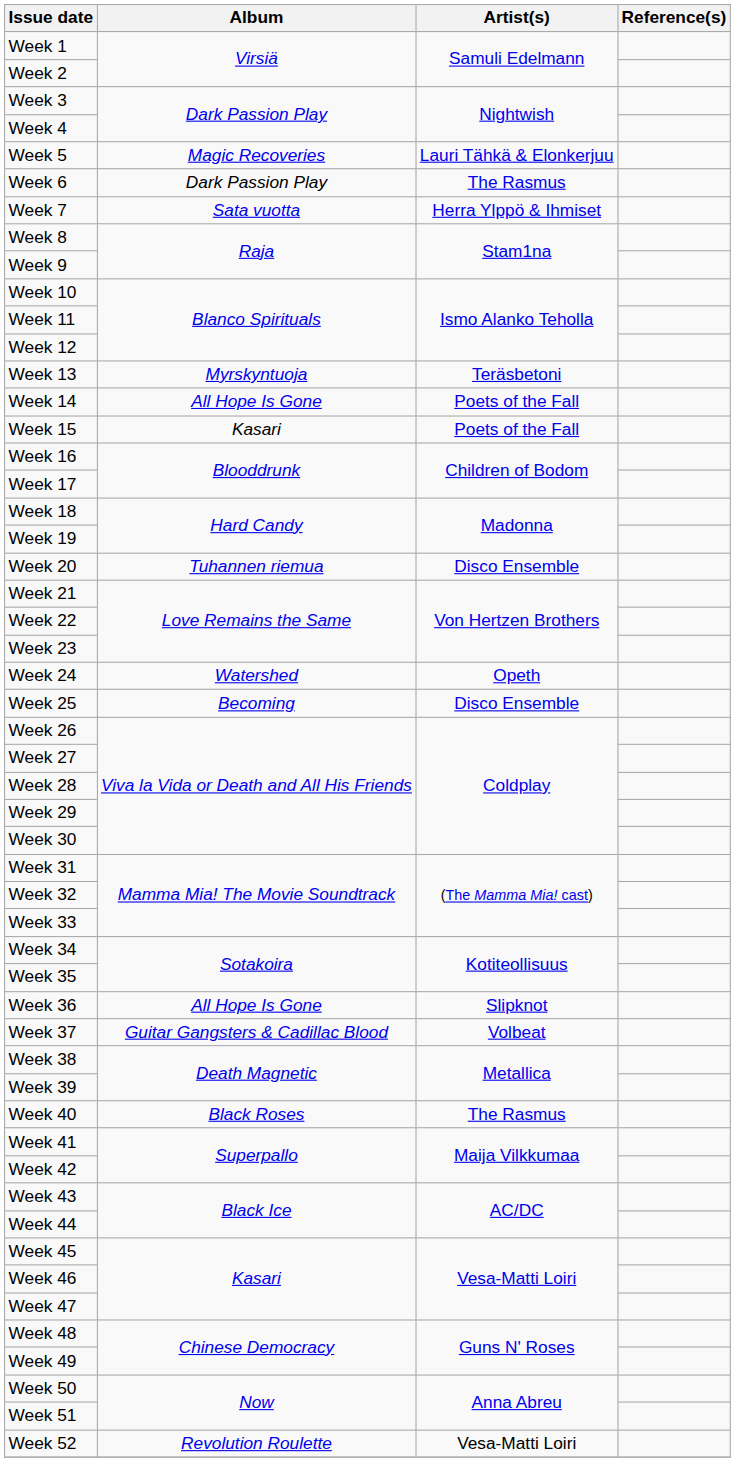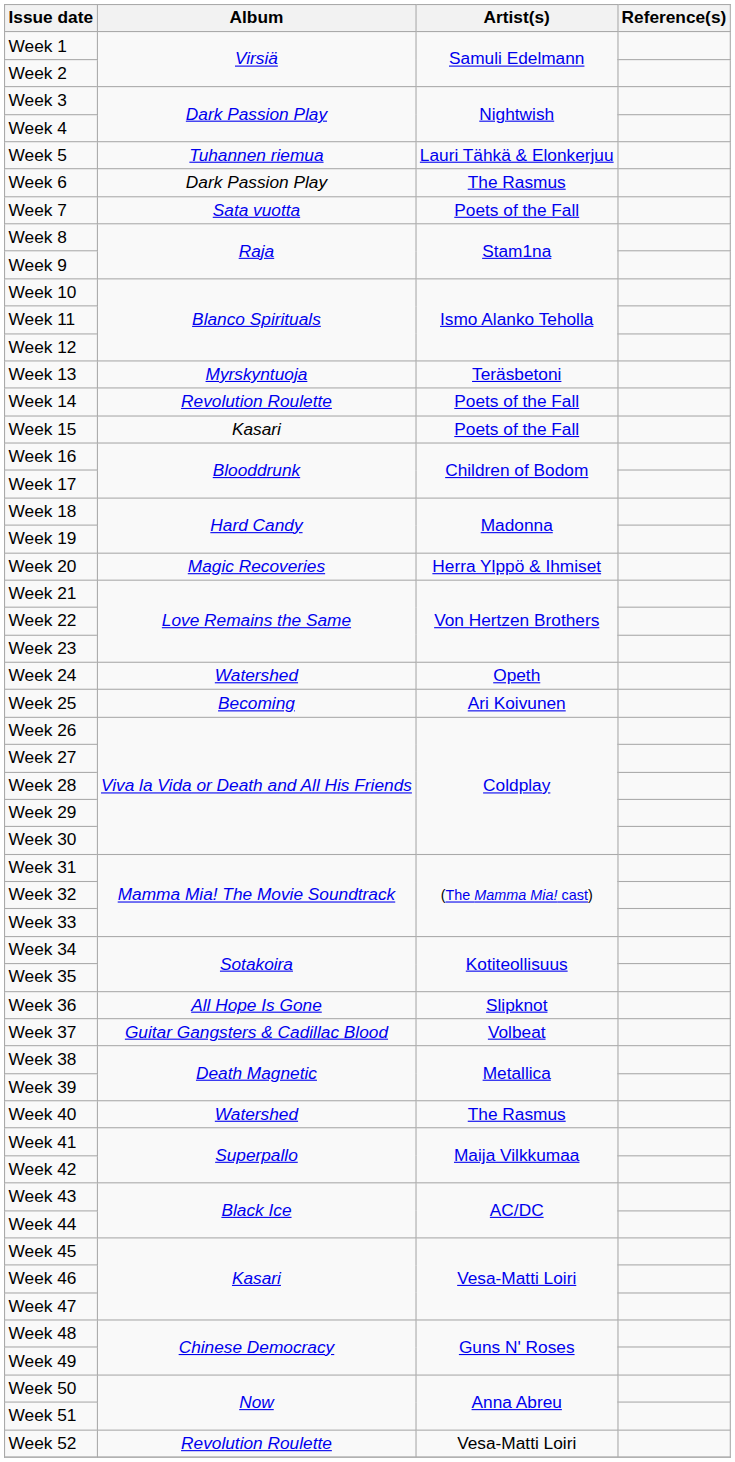(256, 155) Magic Recoveries -> (256, 155) Tuhannen riemua
(517, 210) Herra Ylppö & Ihmiset -> (517, 210) Poets of the Fall
(256, 401) All Hope Is Gone -> (256, 401) Revolution Roulette
(256, 566) Tuhannen riemua -> (256, 566) Magic Recoveries
(517, 566) Disco Ensemble -> (517, 566) Herra Ylppö & Ihmiset
(517, 703) Disco Ensemble -> (517, 703) Ari Koivunen
(256, 1114) Black Roses -> (256, 1114) Watershed
